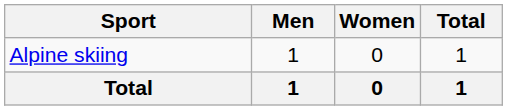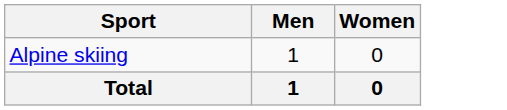- column: (461, 21)
